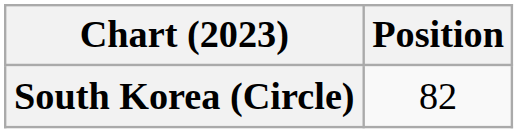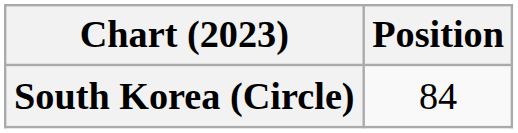(438, 95) 82 -> (438, 95) 84
